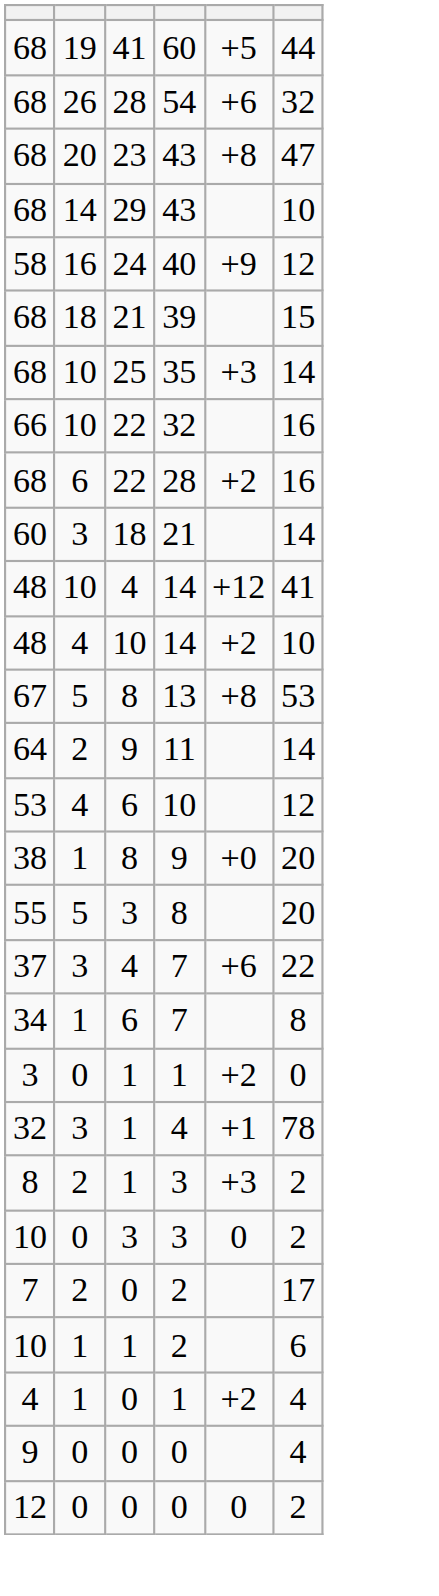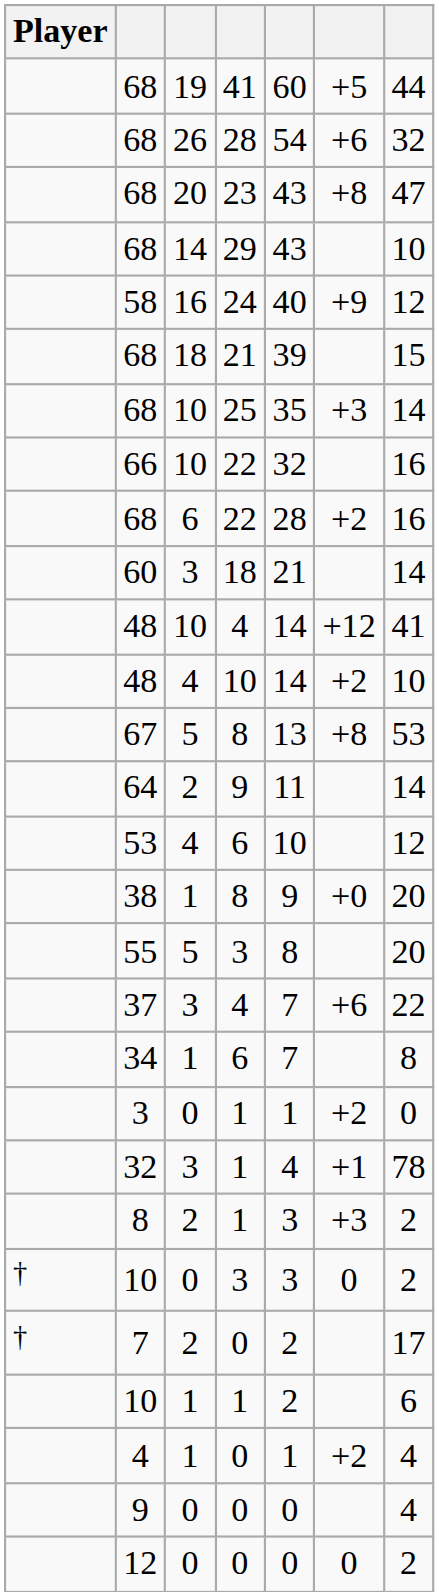+ column: (60, 31)
